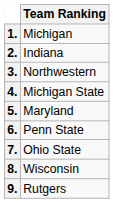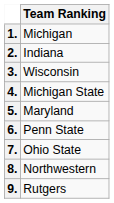(60, 72) Northwestern -> (51, 72) Wisconsin
(51, 169) Wisconsin -> (60, 169) Northwestern
